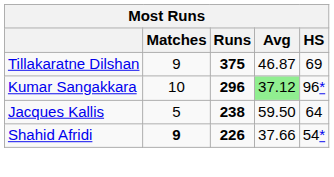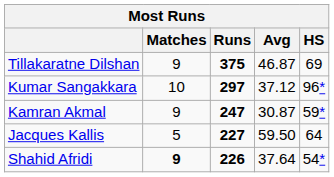(232, 87) 296 -> (232, 87) 297
(277, 87) lightgreen background -> (277, 87) no background
+ row: (57, 111)
(232, 111) 238 -> (232, 135) 227
(277, 135) 37.66 -> (277, 159) 37.64
